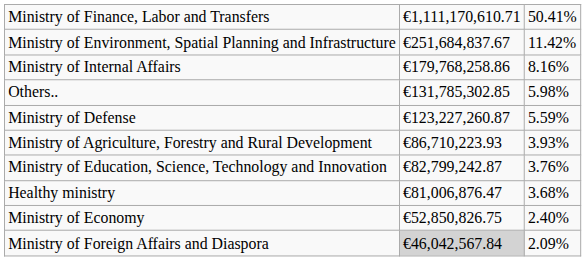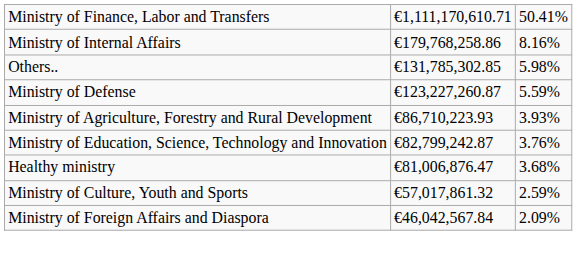- row: (202, 42)
+ row: (128, 192)
- row: (76, 218)
(453, 243) lightgrey background -> (444, 218) no background
